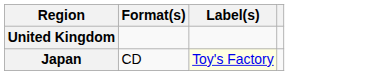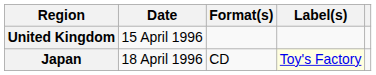+ column: (162, 15)
